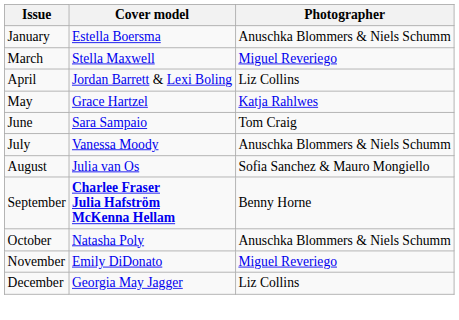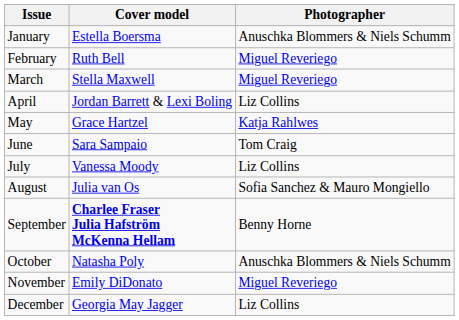+ row: (32, 58)
(345, 144) Anuschka Blommers & Niels Schumm -> (269, 166) Liz Collins
